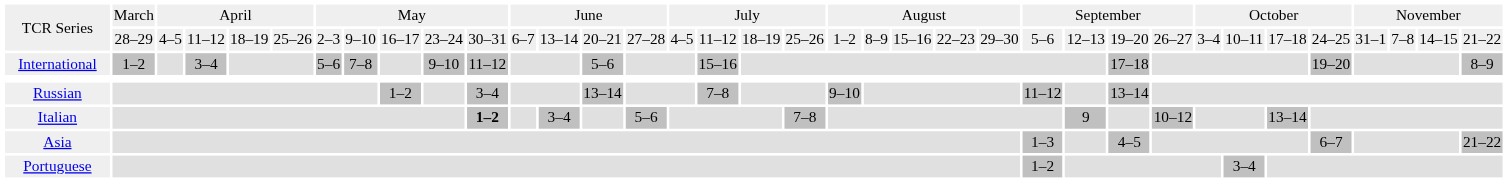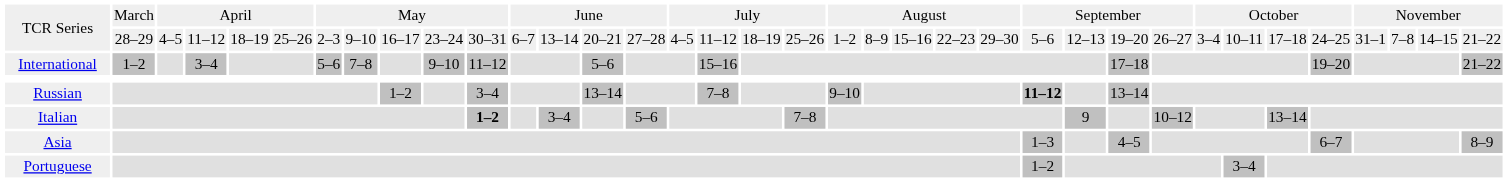(1482, 63) 8–9 -> (1482, 63) 21–22
(1043, 93) normal -> (1043, 93) bold
(1482, 142) 21–22 -> (1482, 142) 8–9
